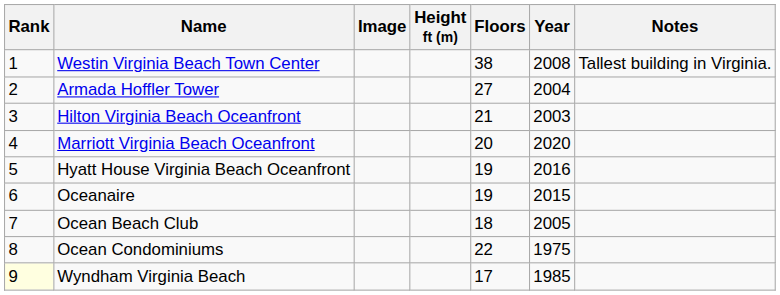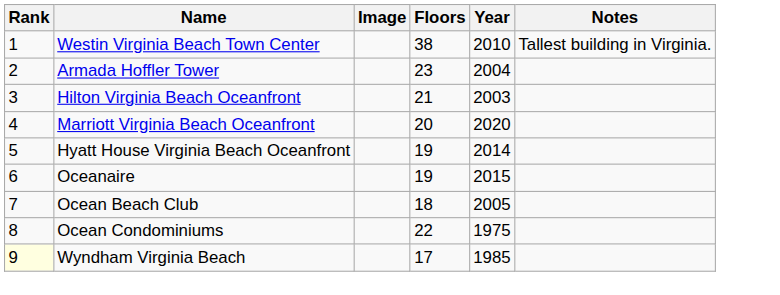- column: (440, 27)
(552, 63) 2008 -> (492, 44) 2010
(484, 90) 27 -> (424, 71) 23
(552, 169) 2016 -> (492, 151) 2014
